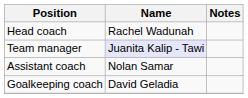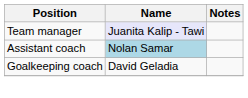- row: (37, 31)
(141, 66) no background -> (141, 48) lightblue background
